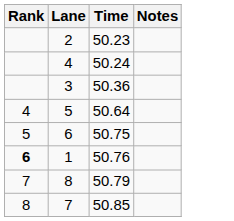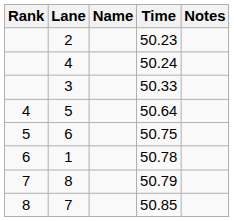+ column: (113, 16)
(111, 87) 50.36 -> (159, 87) 50.33
(26, 157) bold -> (26, 157) normal
(111, 157) 50.76 -> (159, 157) 50.78
